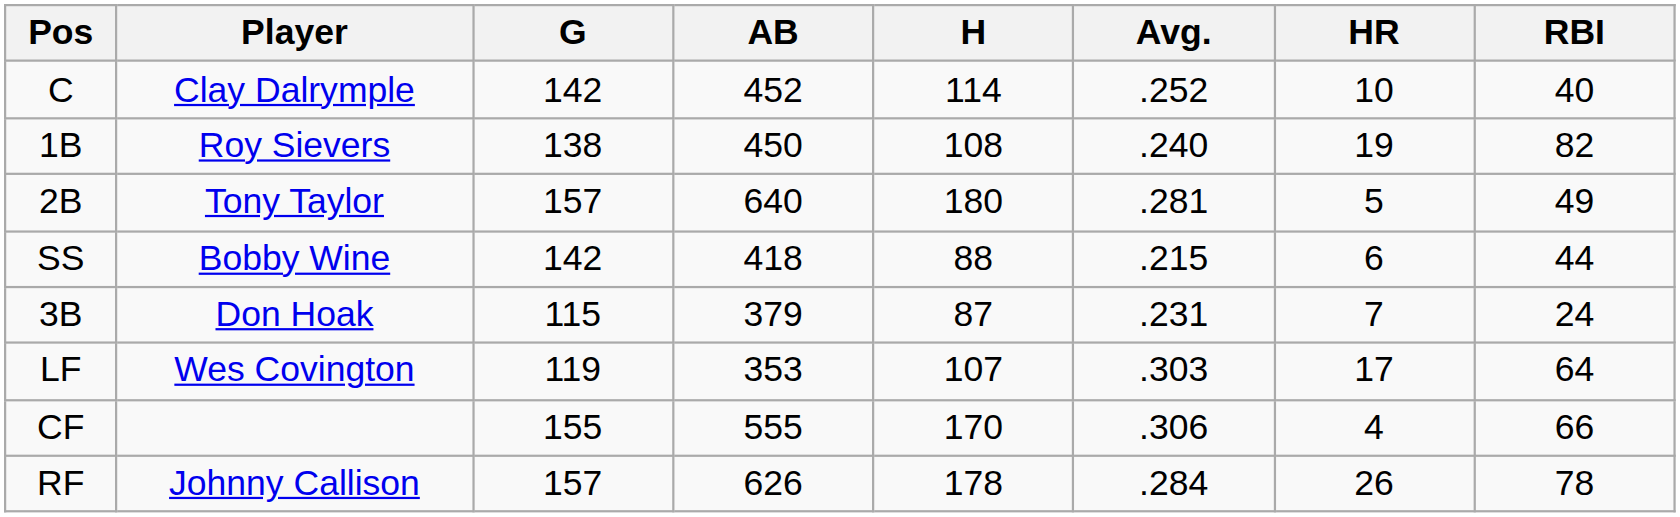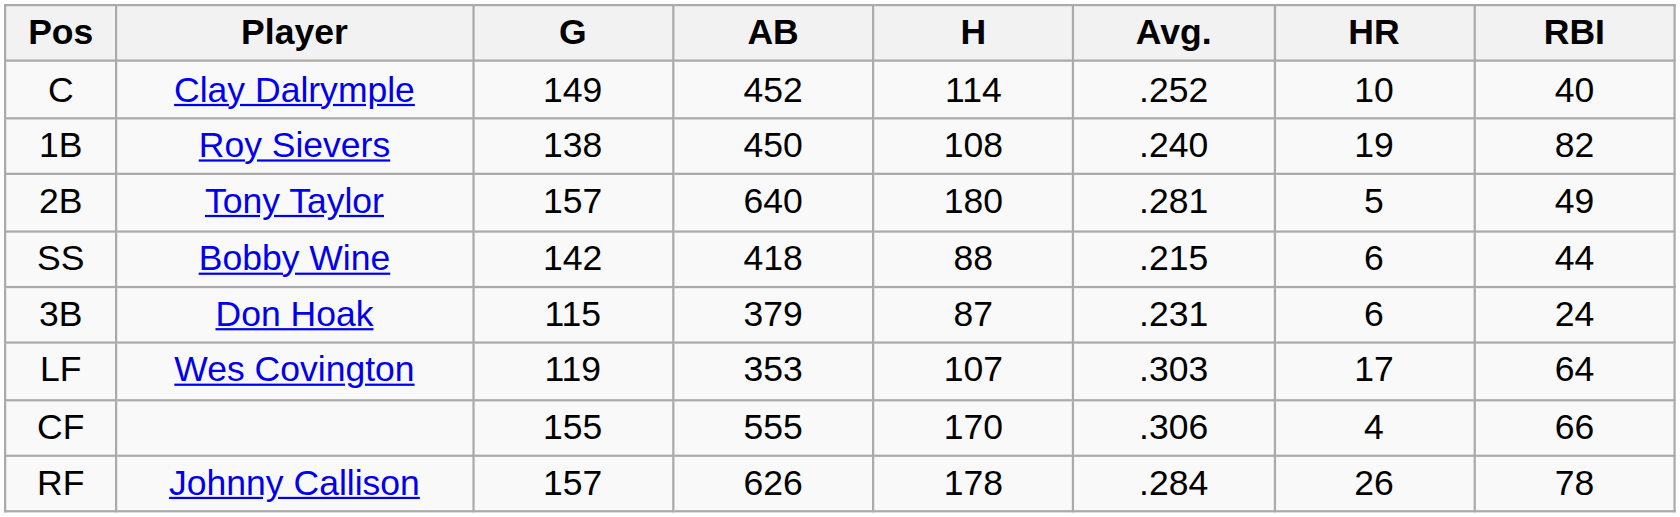(573, 88) 142 -> (573, 88) 149
(1374, 314) 7 -> (1374, 314) 6
